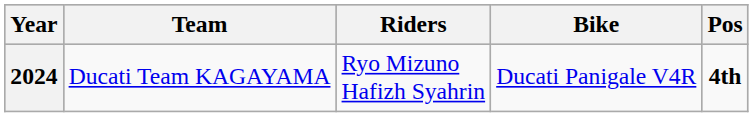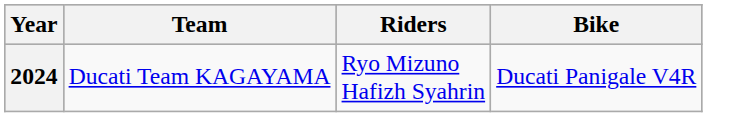- column: (725, 24)
